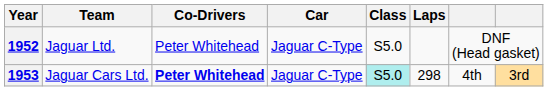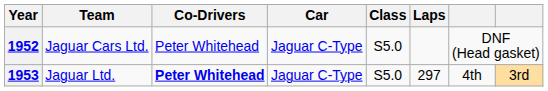(80, 46) Jaguar Ltd. -> (97, 46) Jaguar Cars Ltd.
(97, 76) Jaguar Cars Ltd. -> (80, 76) Jaguar Ltd.
(388, 76) paleturquoise background -> (388, 76) no background
(429, 76) 298 -> (429, 76) 297
